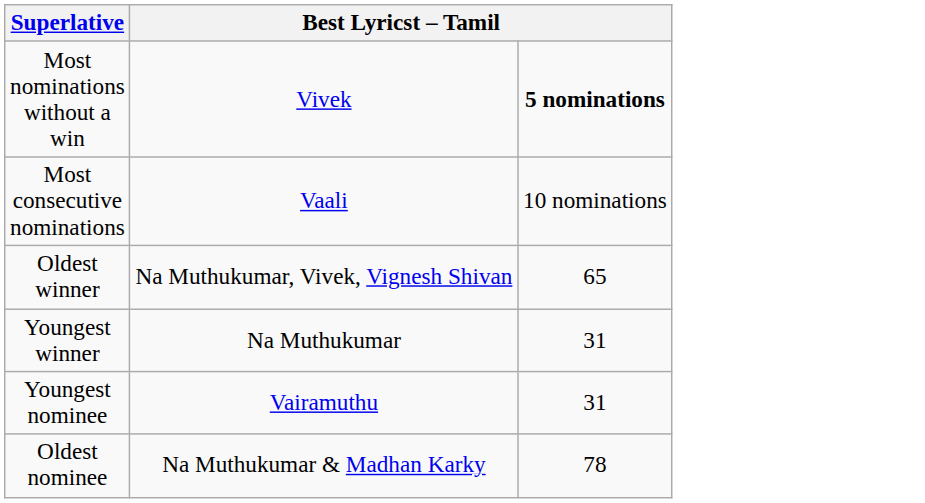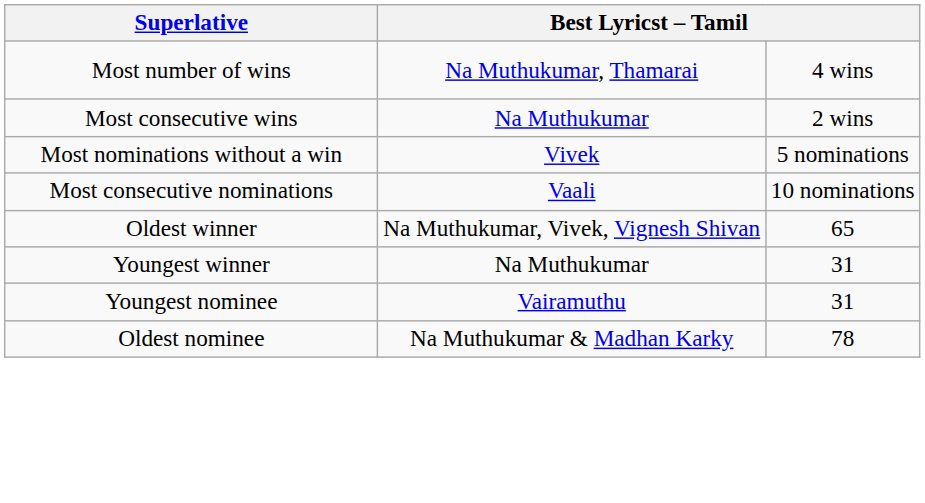+ row: (191, 70)
+ row: (191, 117)
(595, 98) bold -> (843, 154) normal
